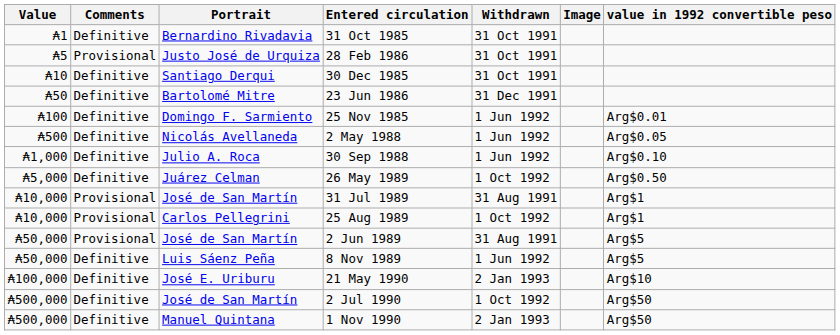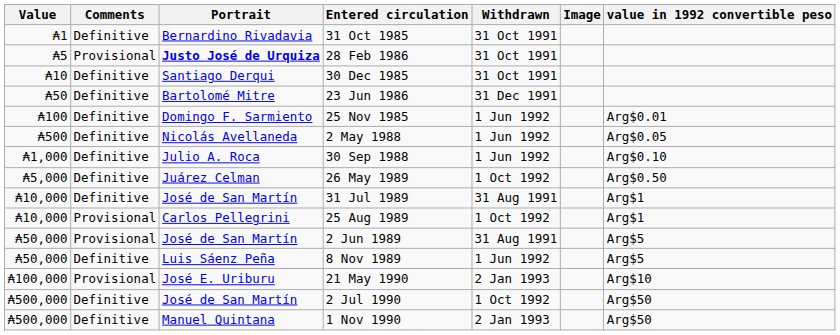(241, 55) normal -> (241, 55) bold
(115, 198) Provisional -> (111, 198) Definitive
(111, 279) Definitive -> (115, 279) Provisional
